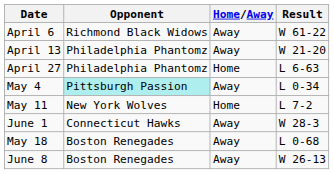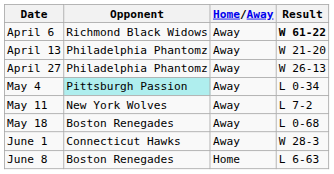(302, 32) normal -> (302, 32) bold
(226, 68) Home -> (226, 68) Away
(299, 68) L 6-63 -> (302, 68) W 26-13
(226, 105) Home -> (226, 105) Away
rows swapped: (27, 141) <-> (27, 123)
(226, 159) Away -> (226, 159) Home
(302, 159) W 26-13 -> (299, 159) L 6-63
